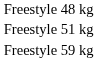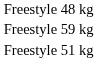rows swapped: (49, 29) <-> (49, 50)
